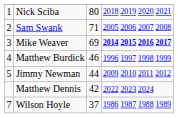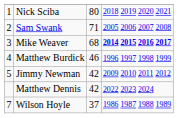(94, 43) 69 -> (94, 43) 68
(94, 74) 44 -> (94, 74) 42
